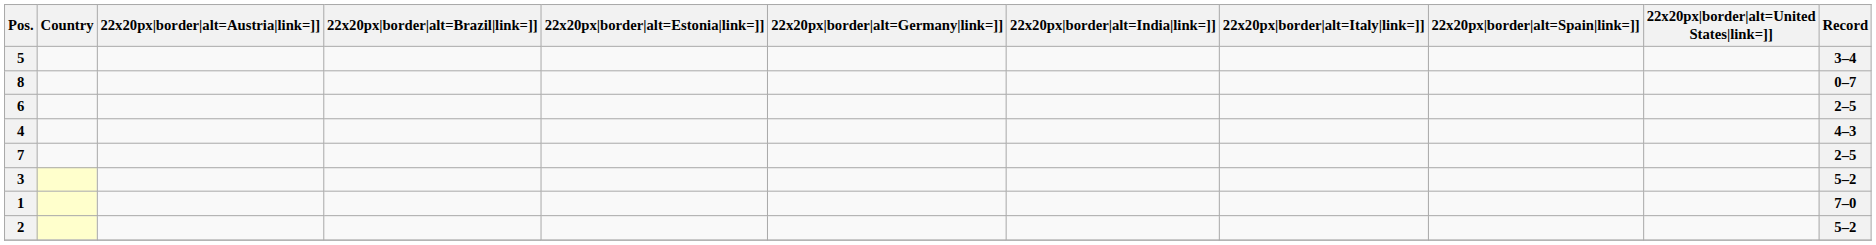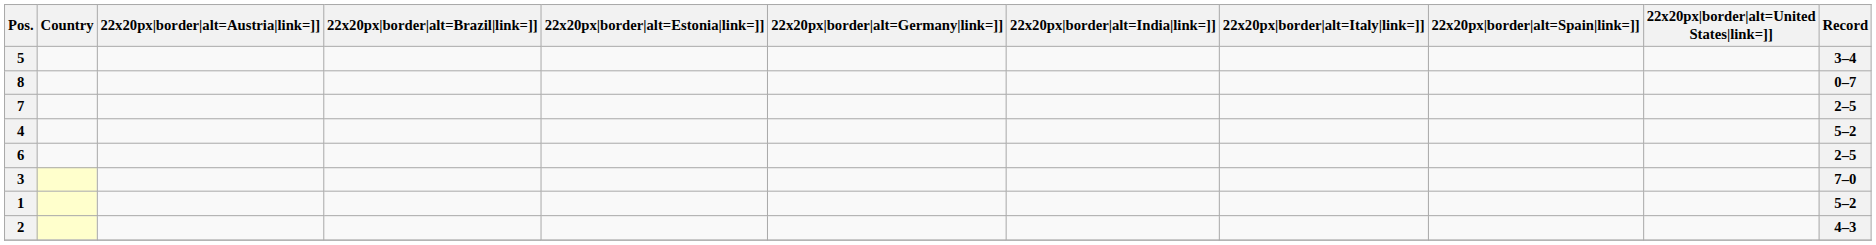rows swapped: (21, 155) <-> (21, 107)
(1845, 131) 4–3 -> (1845, 131) 5–2
(1845, 179) 5–2 -> (1845, 179) 7–0
(1845, 203) 7–0 -> (1845, 203) 5–2
(1845, 228) 5–2 -> (1845, 228) 4–3
